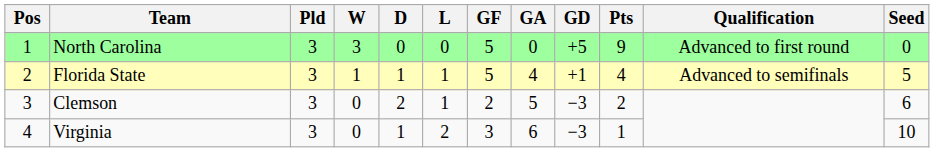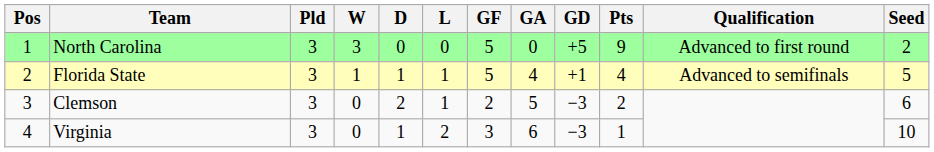(907, 47) 0 -> (907, 47) 2
